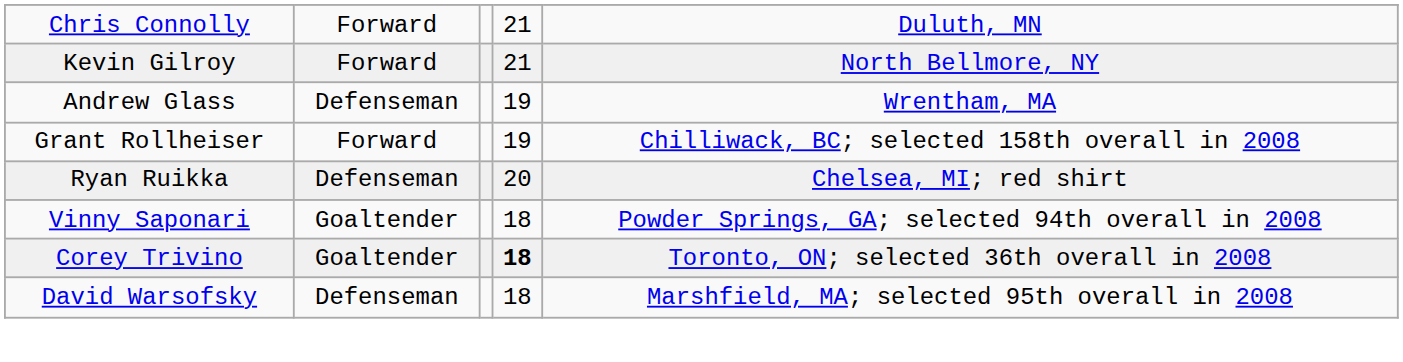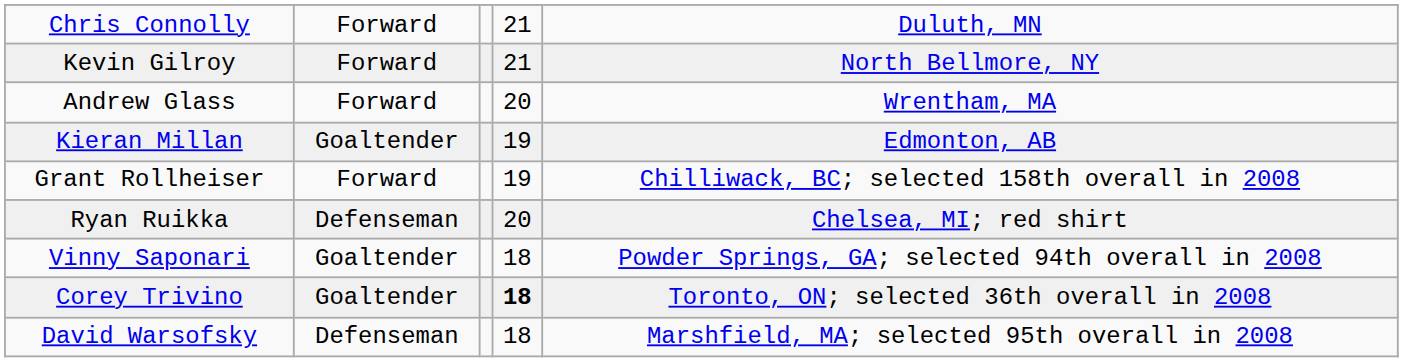(387, 102) Defenseman -> (387, 102) Forward
(517, 102) 19 -> (517, 102) 20
+ row: (149, 141)
